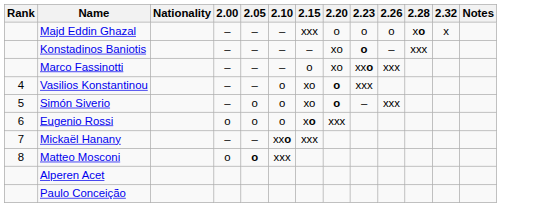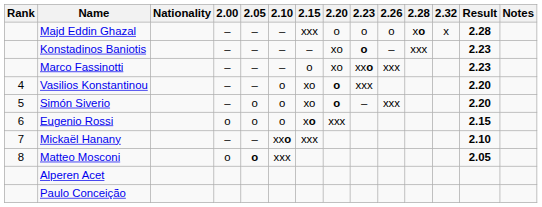+ column: (480, 13)
